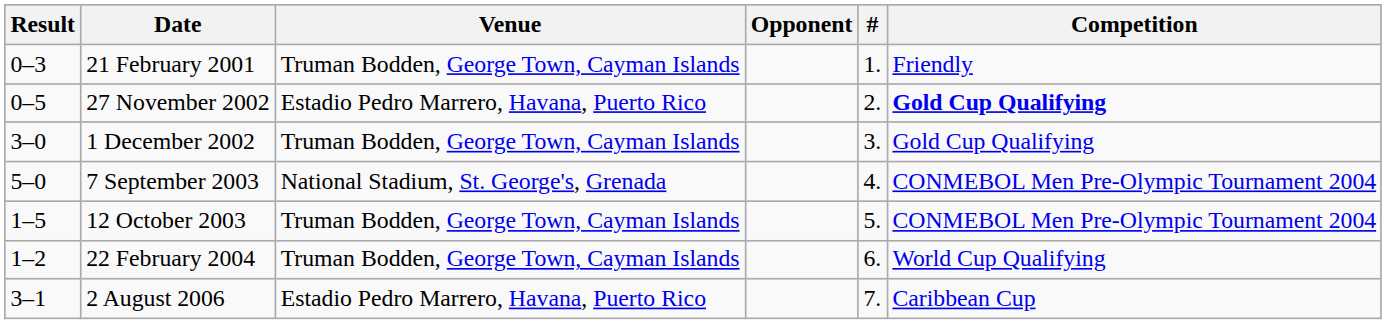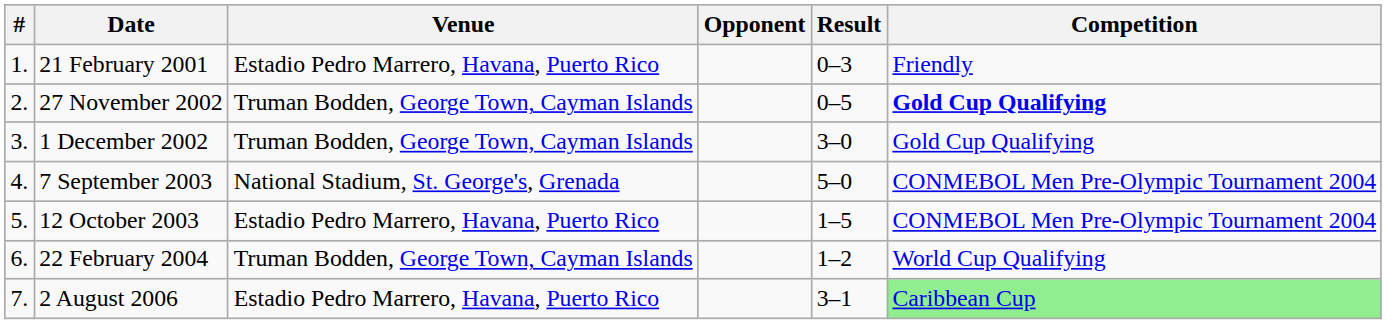columns swapped: (872, 24) <-> (43, 24)
(510, 63) Truman Bodden, George Town, Cayman Islands -> (446, 63) Estadio Pedro Marrero, Havana, Puerto Rico
(493, 102) Estadio Pedro Marrero, Havana, Puerto Rico -> (463, 102) Truman Bodden, George Town, Cayman Islands
(510, 220) Truman Bodden, George Town, Cayman Islands -> (446, 220) Estadio Pedro Marrero, Havana, Puerto Rico
(964, 298) no background -> (964, 298) lightgreen background
